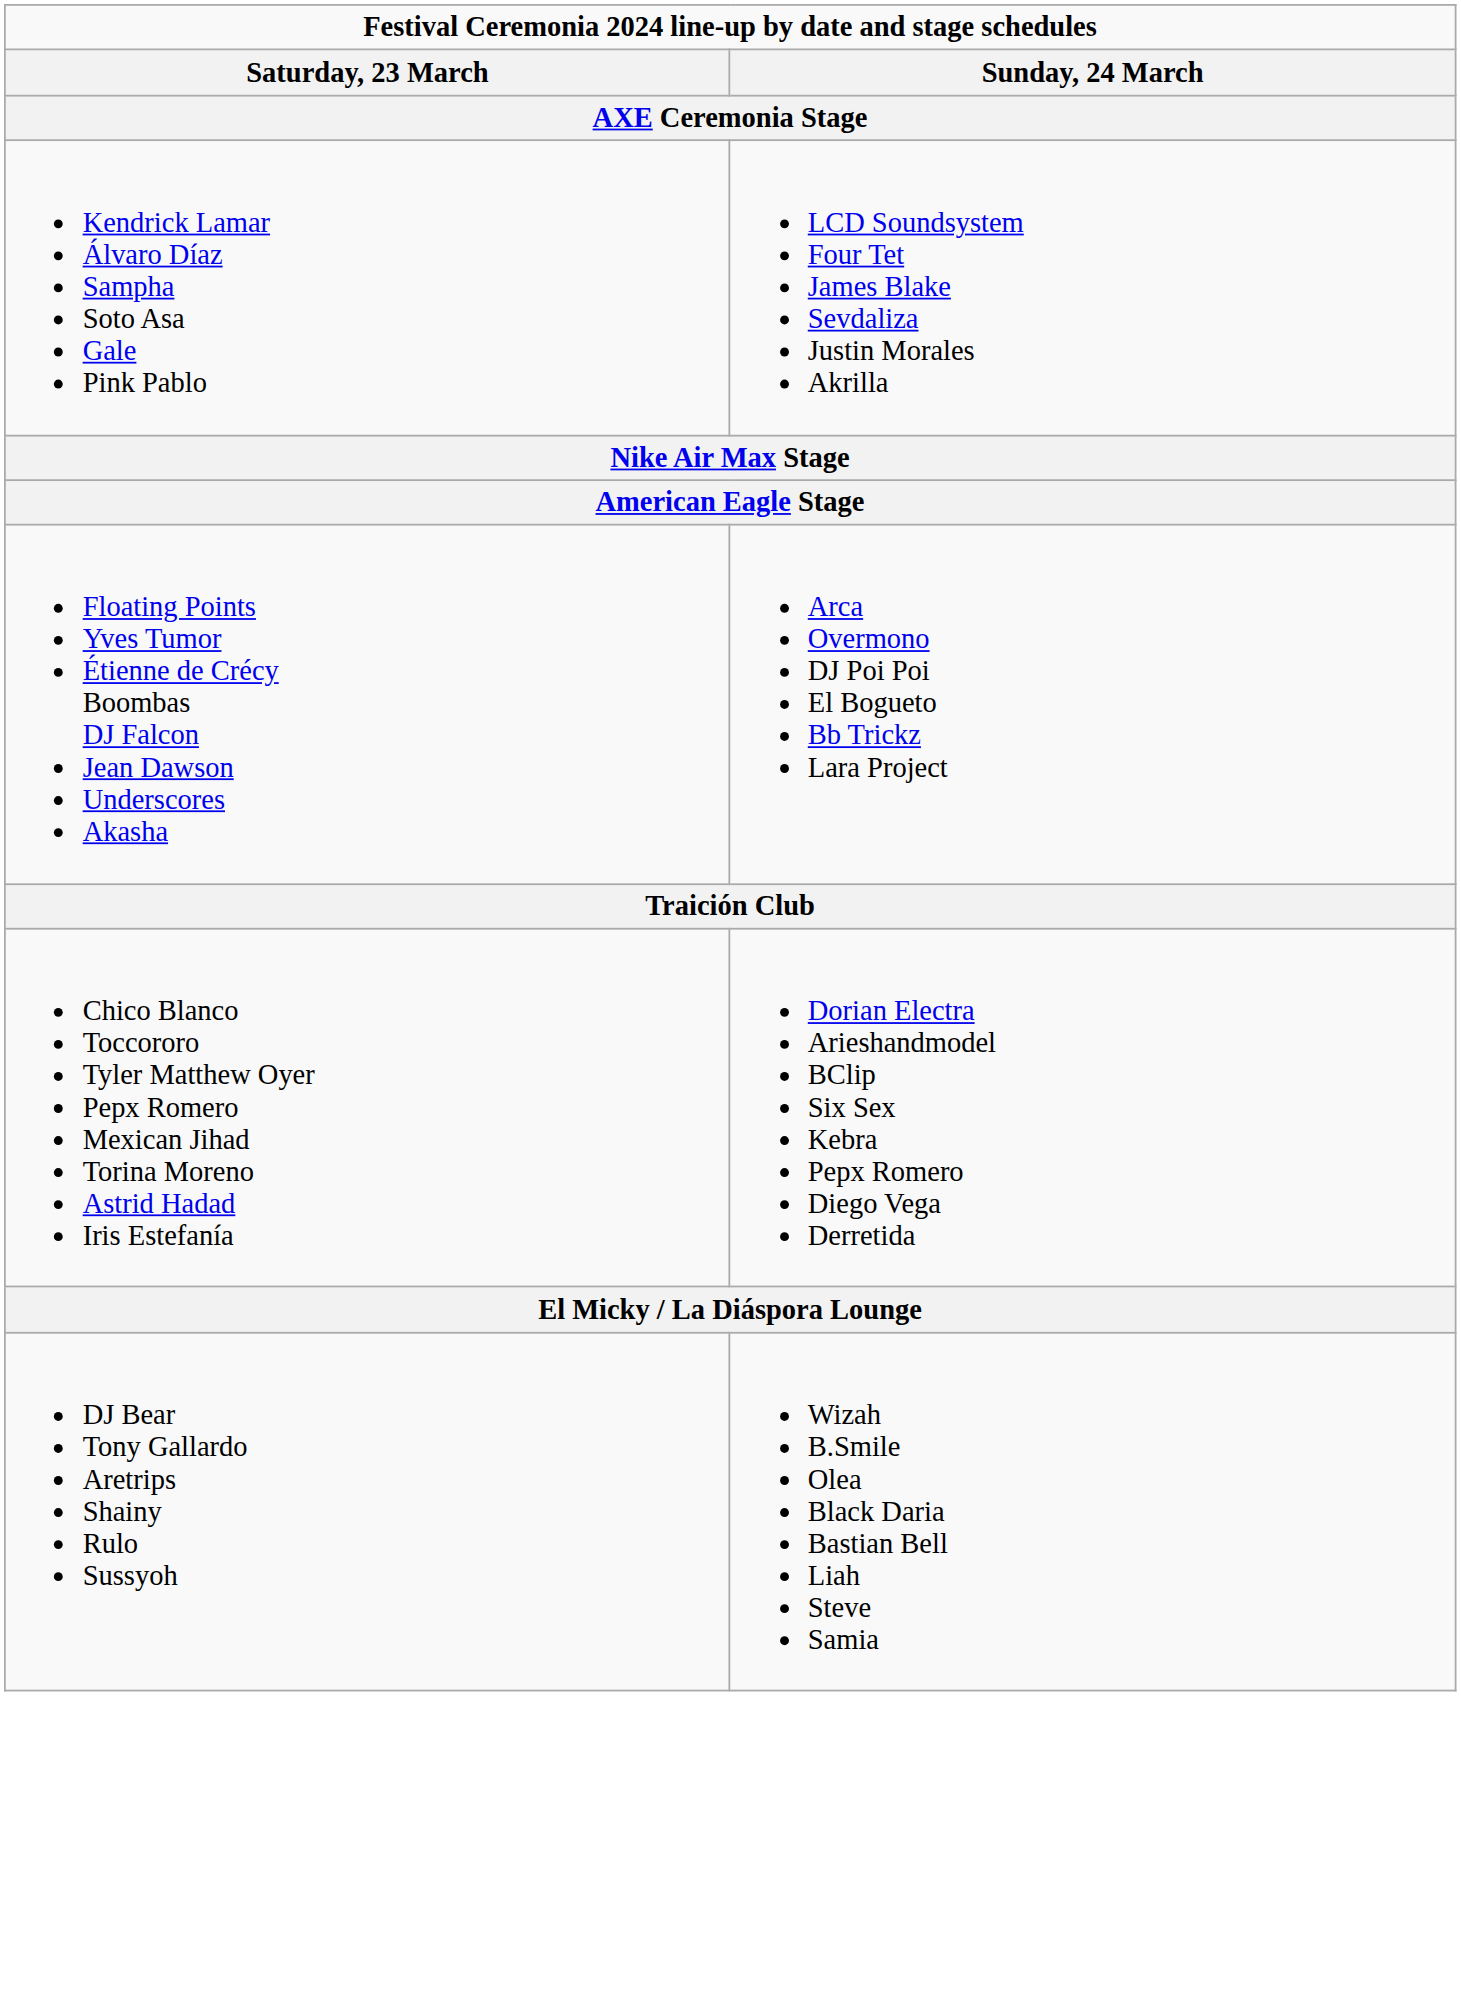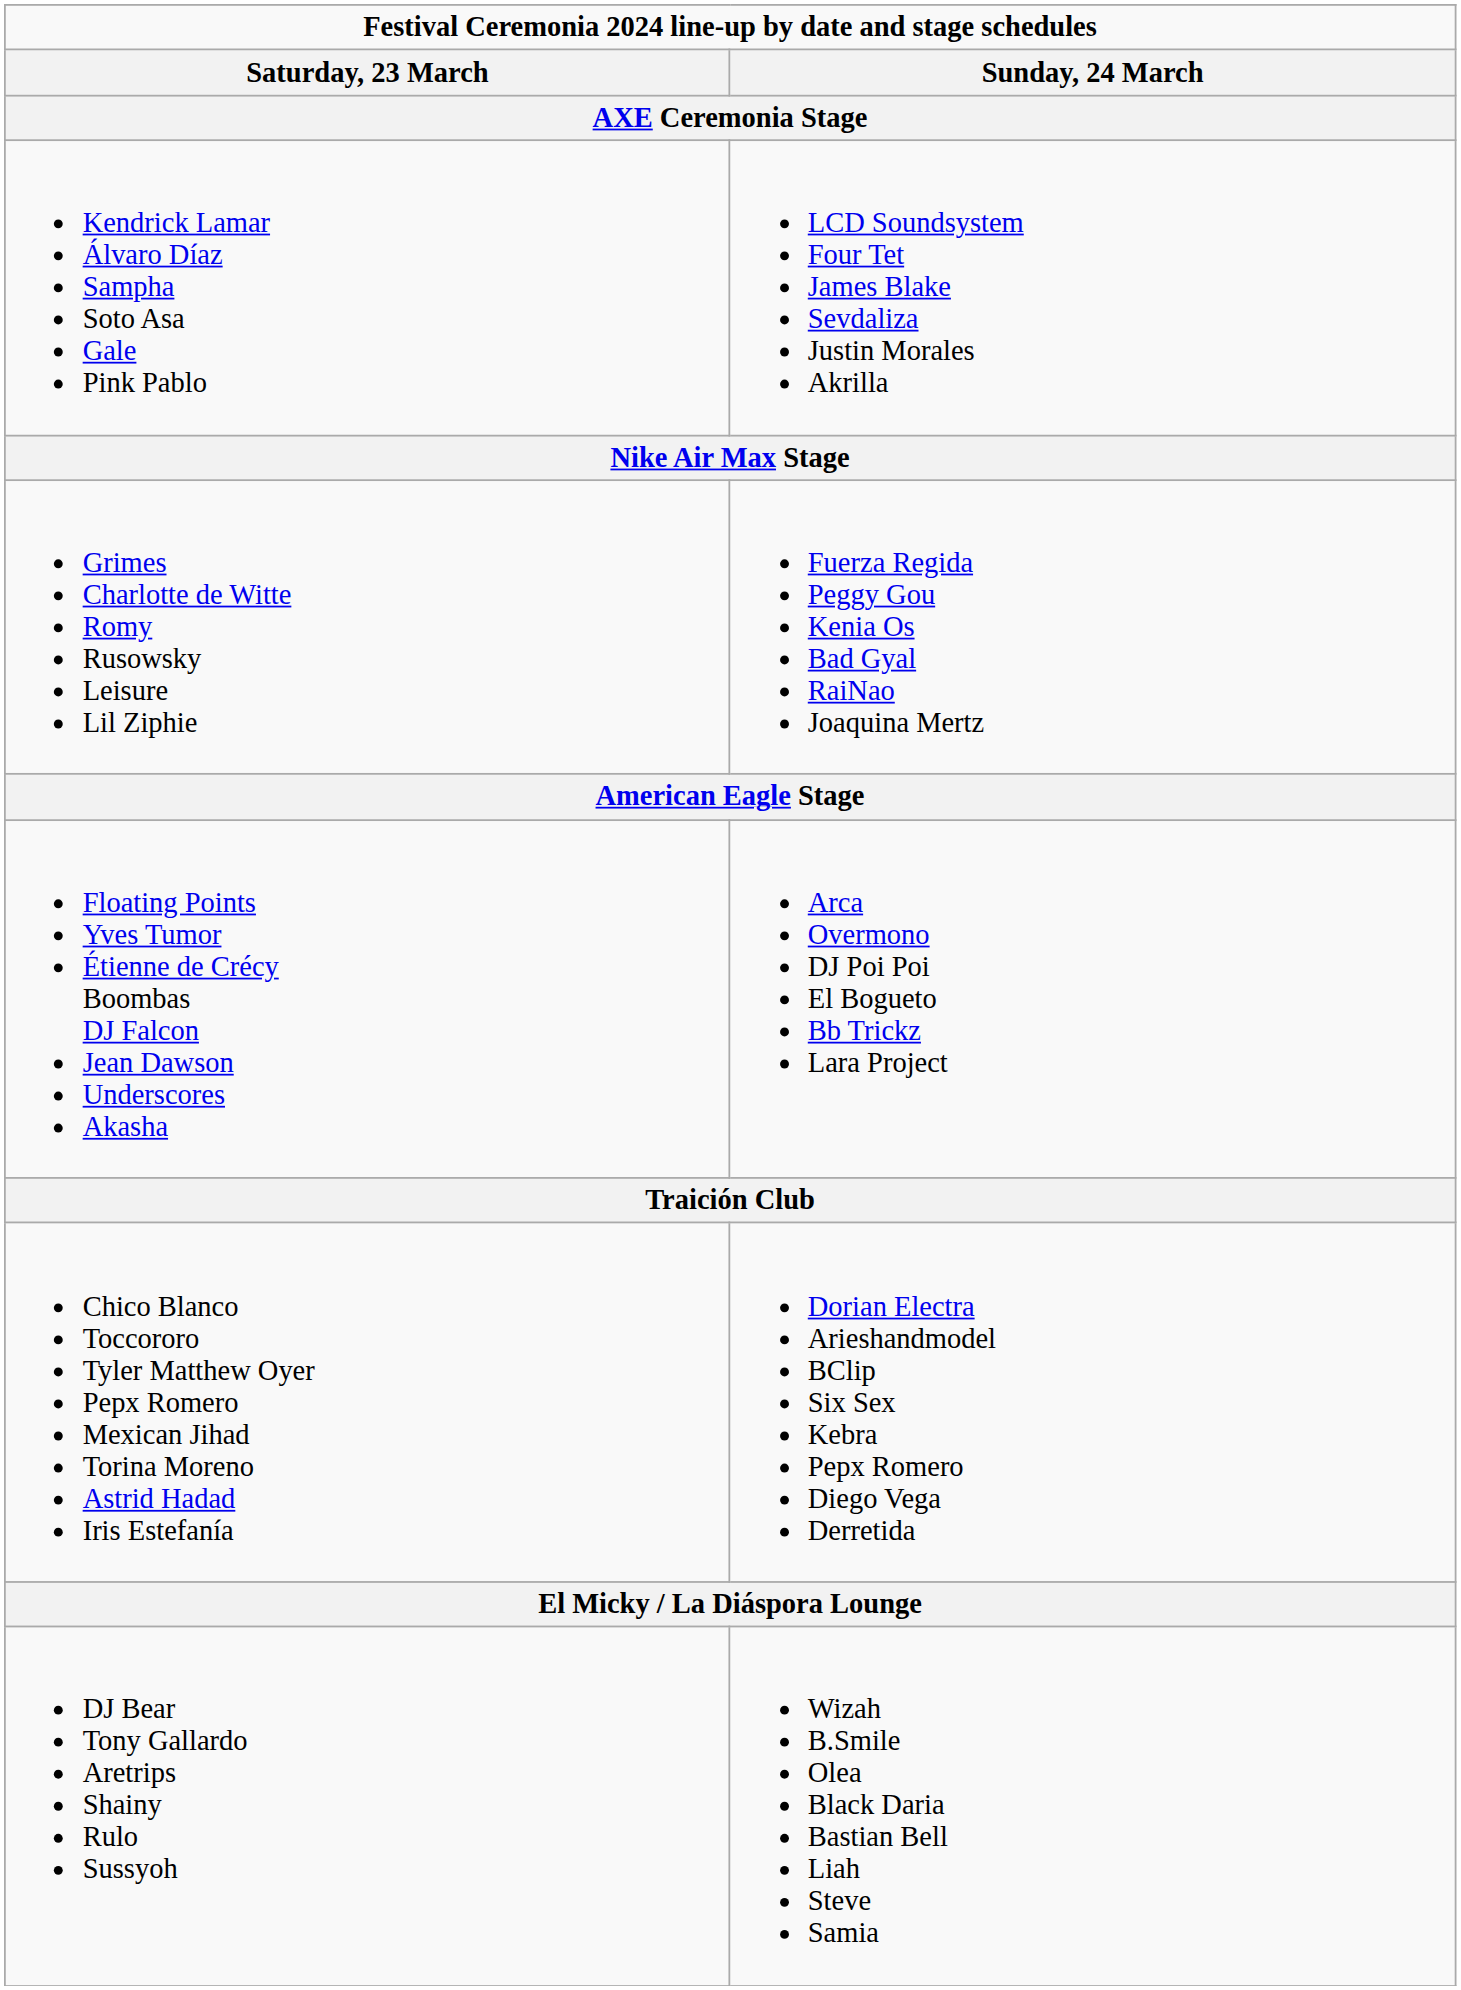+ row: (367, 643)
